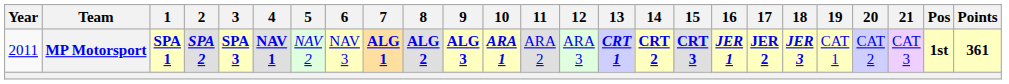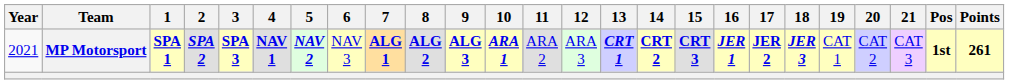(23, 50) 2011 -> (23, 50) 2021
(308, 50) normal -> (309, 50) bold
(978, 50) 361 -> (980, 50) 261
